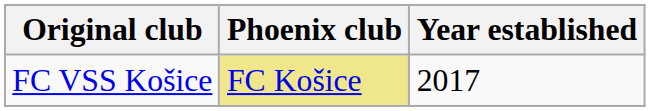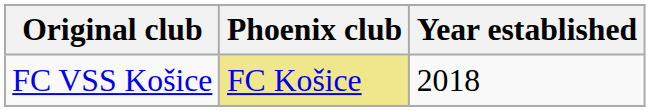(448, 79) 2017 -> (448, 79) 2018
